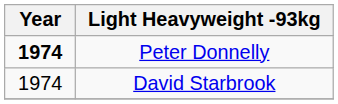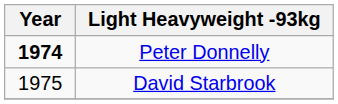(40, 83) 1974 -> (40, 83) 1975
